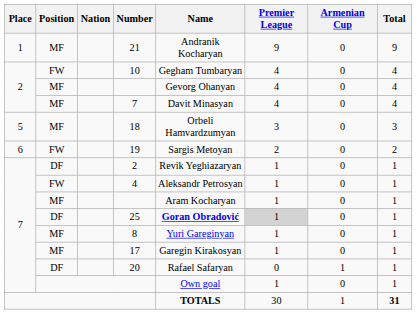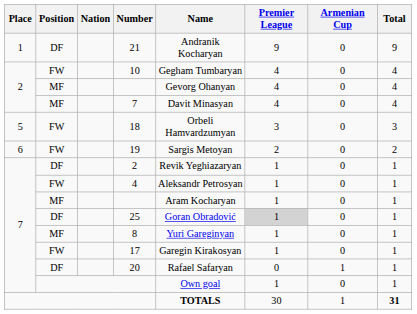(57, 47) MF -> (57, 47) DF
(57, 127) MF -> (57, 127) FW
(200, 217) bold -> (200, 217) normal
(57, 250) MF -> (57, 250) FW
